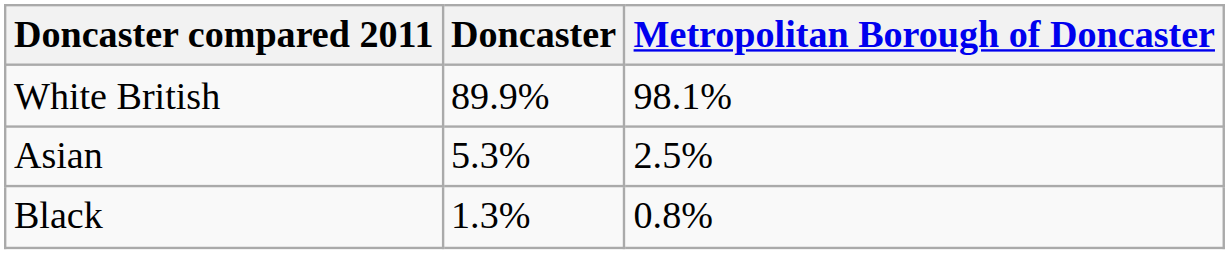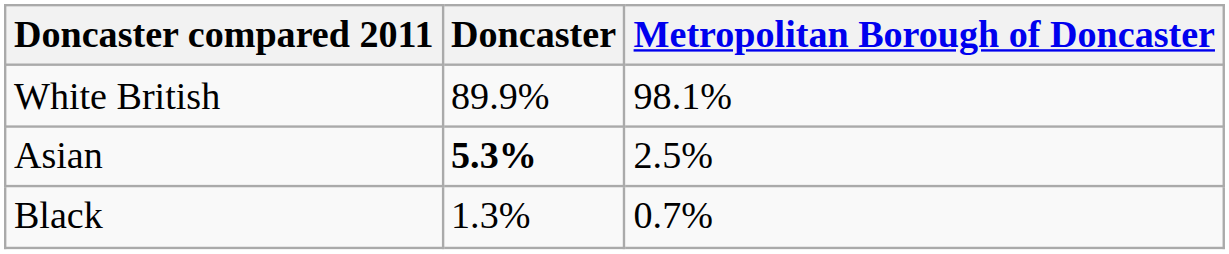(491, 155) normal -> (494, 155) bold
(673, 215) 0.8% -> (673, 215) 0.7%
